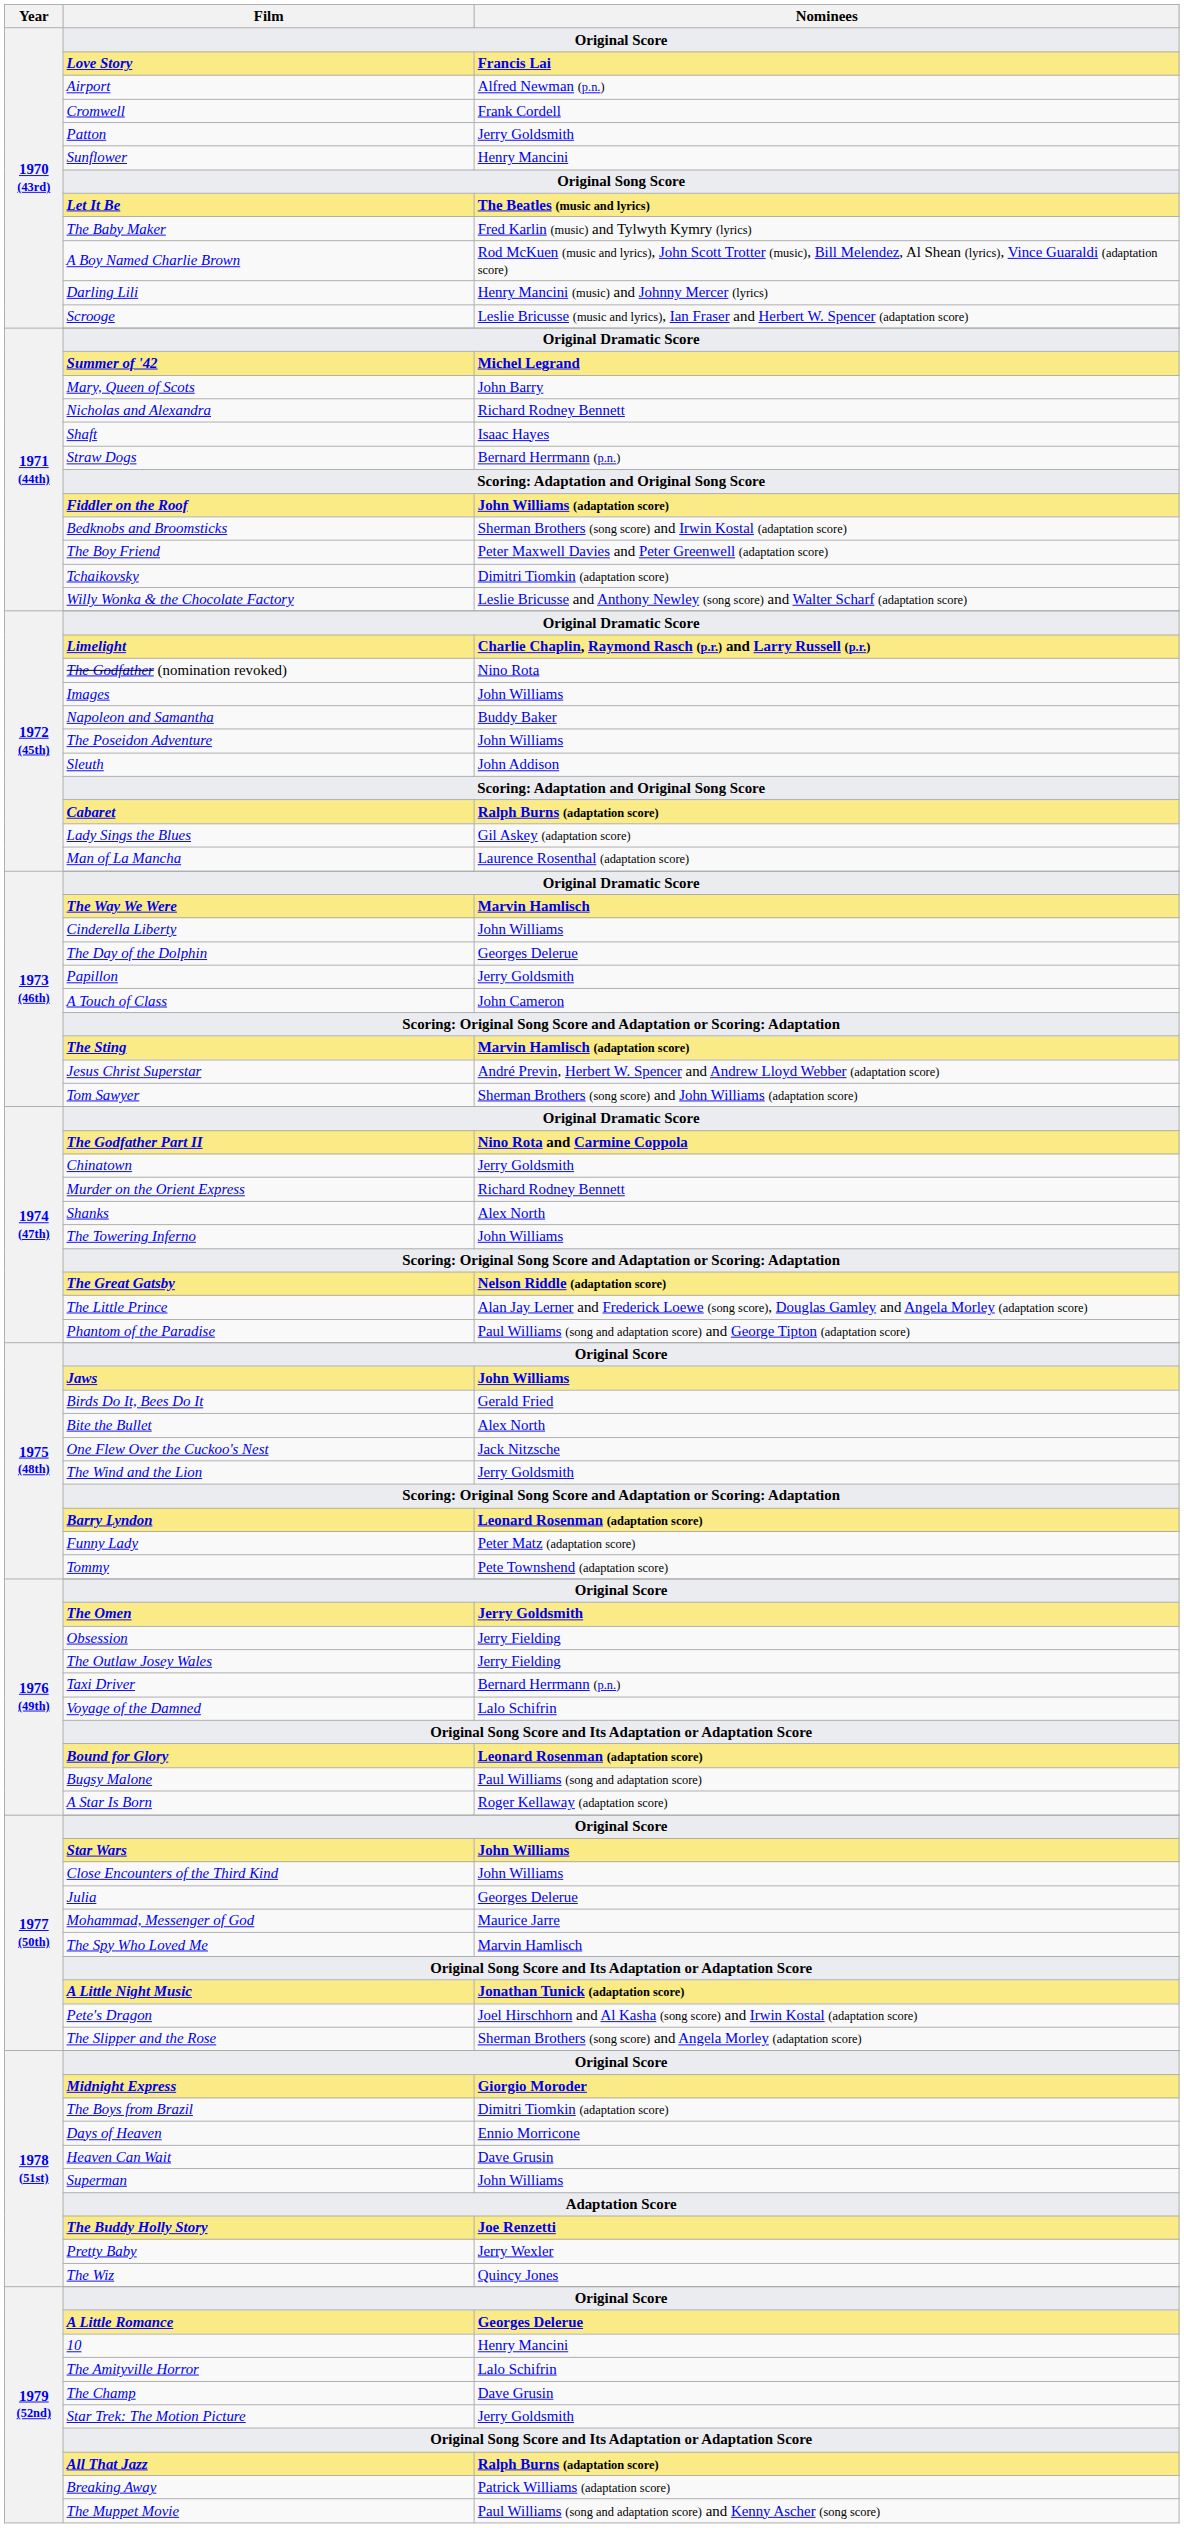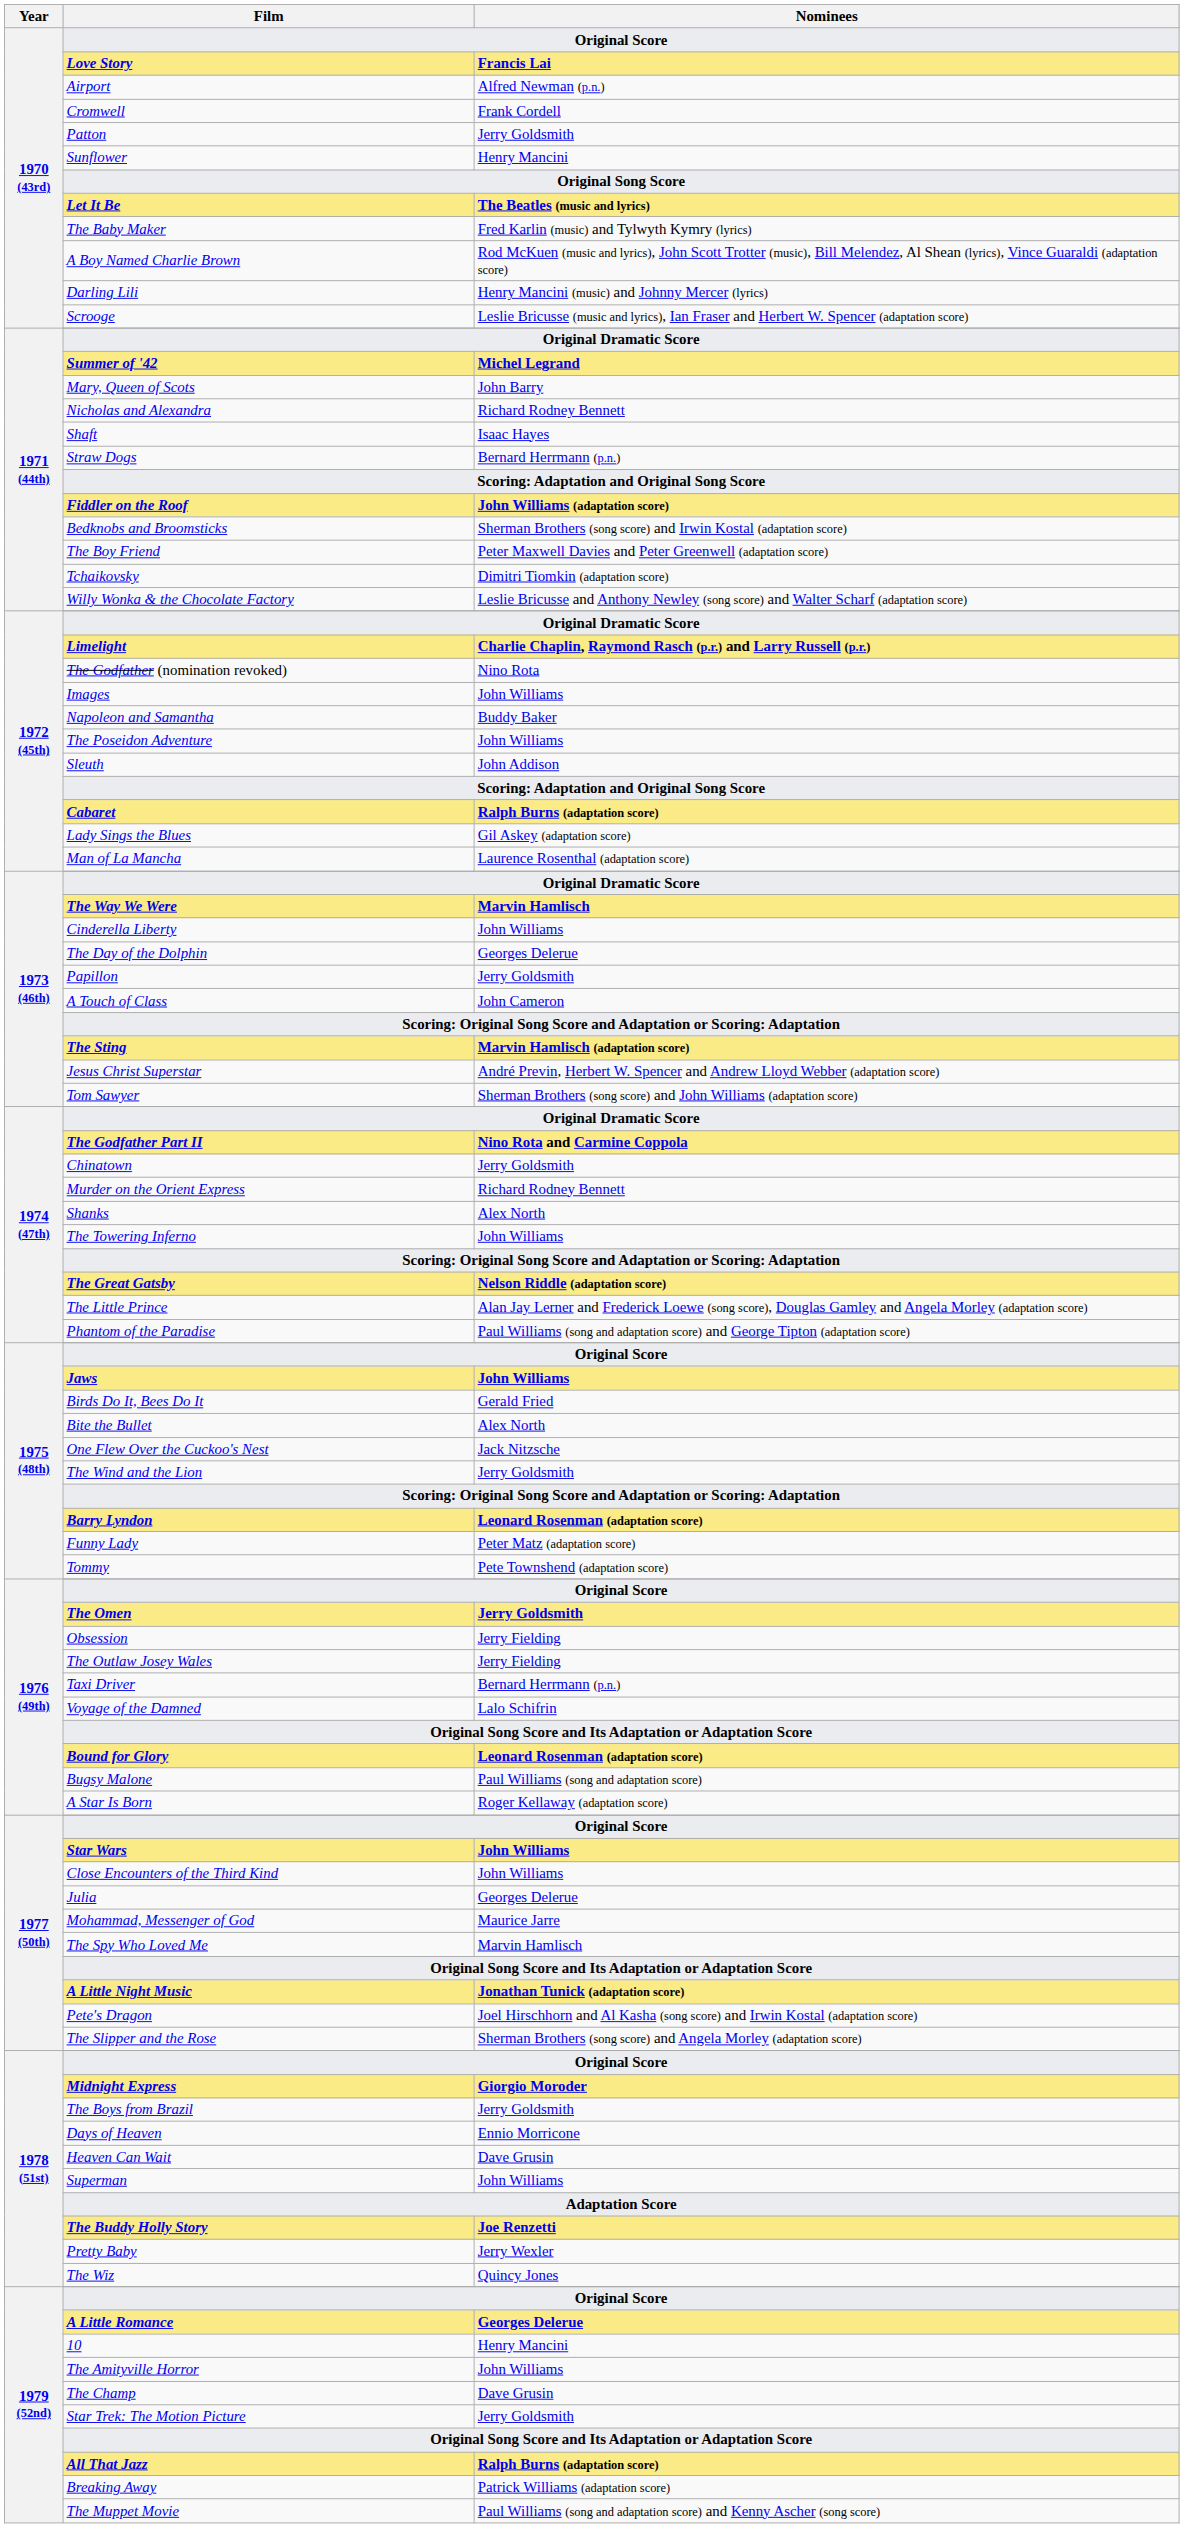(573, 2109) Dimitri Tiomkin (adaptation score) -> (526, 2109) Jerry Goldsmith
(517, 2369) Lalo Schifrin -> (520, 2369) John Williams
